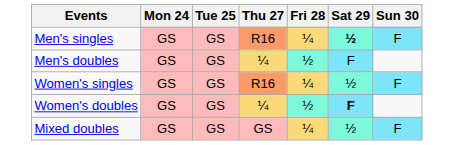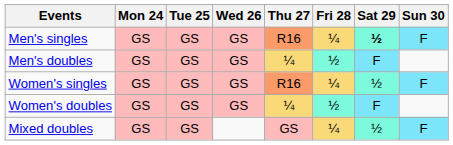+ column: (239, 16)
(351, 106) bold -> (377, 106) normal
